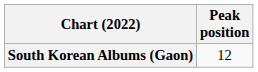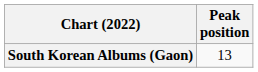(225, 55) 12 -> (225, 55) 13
